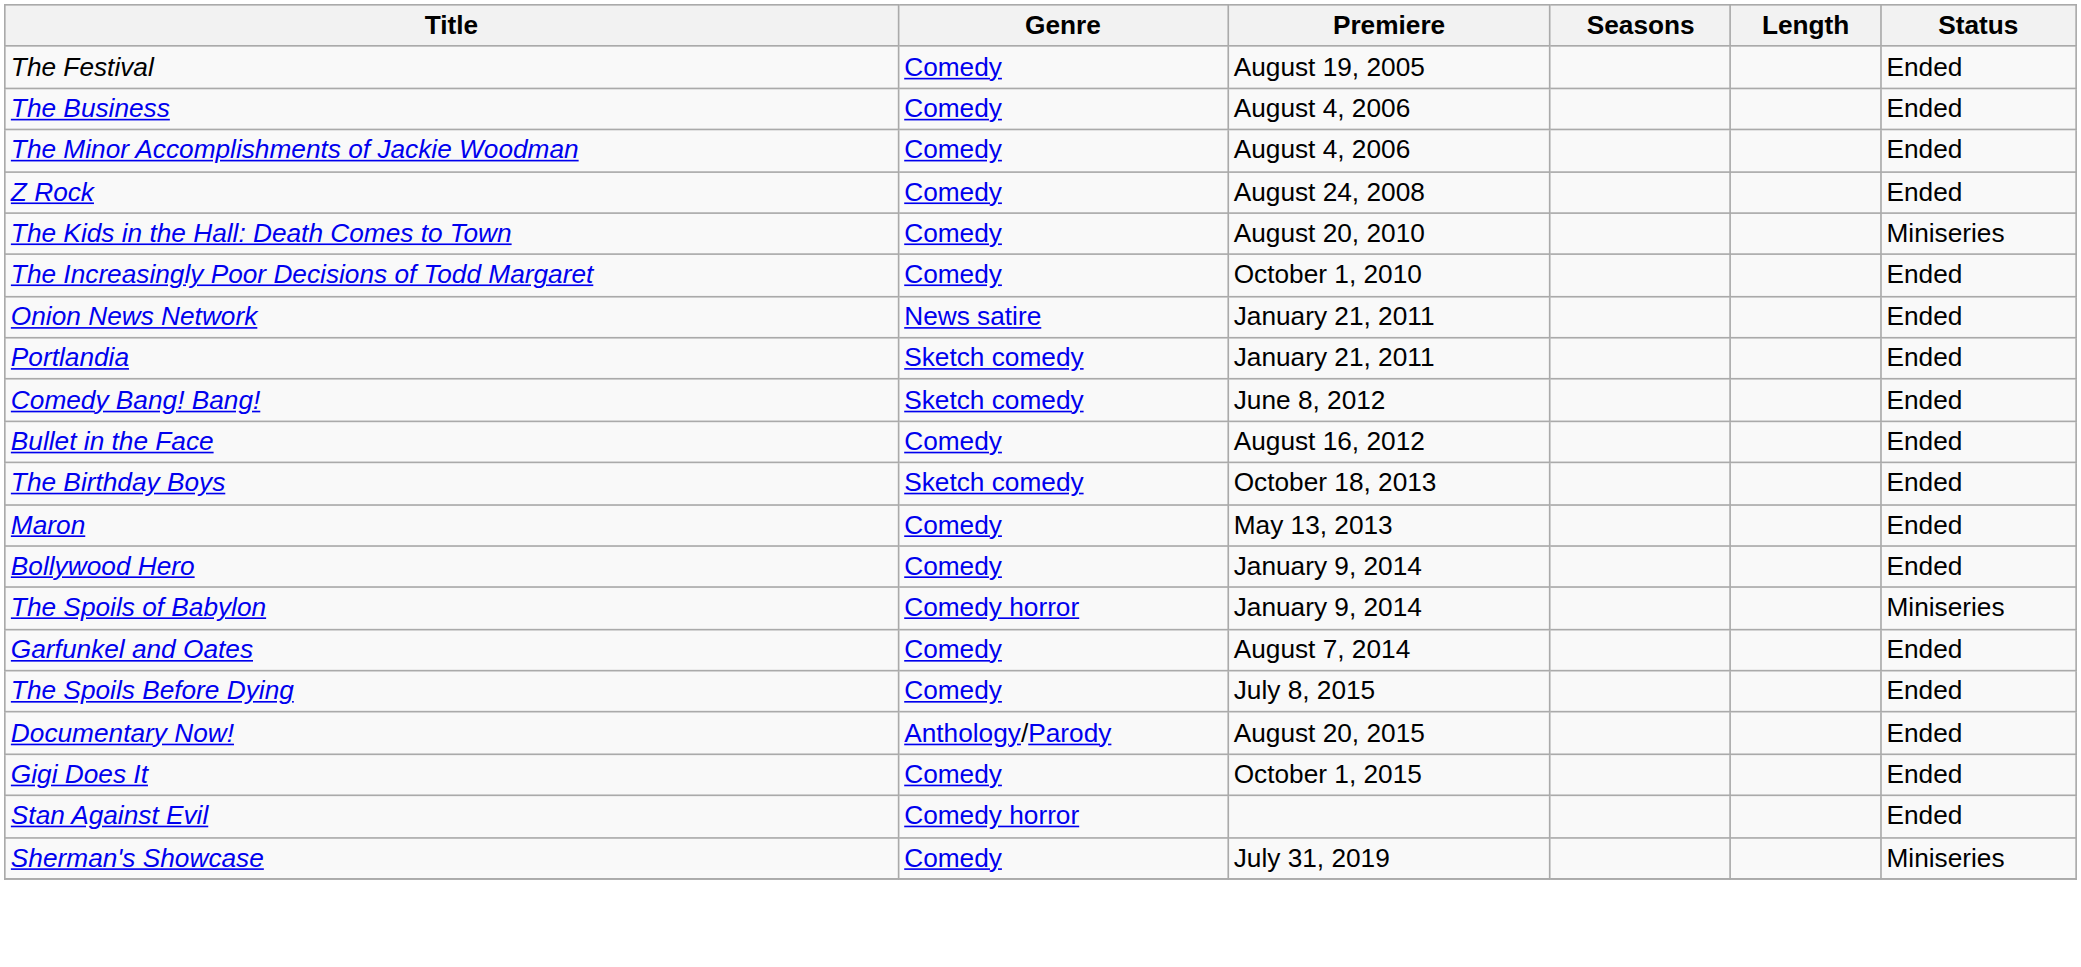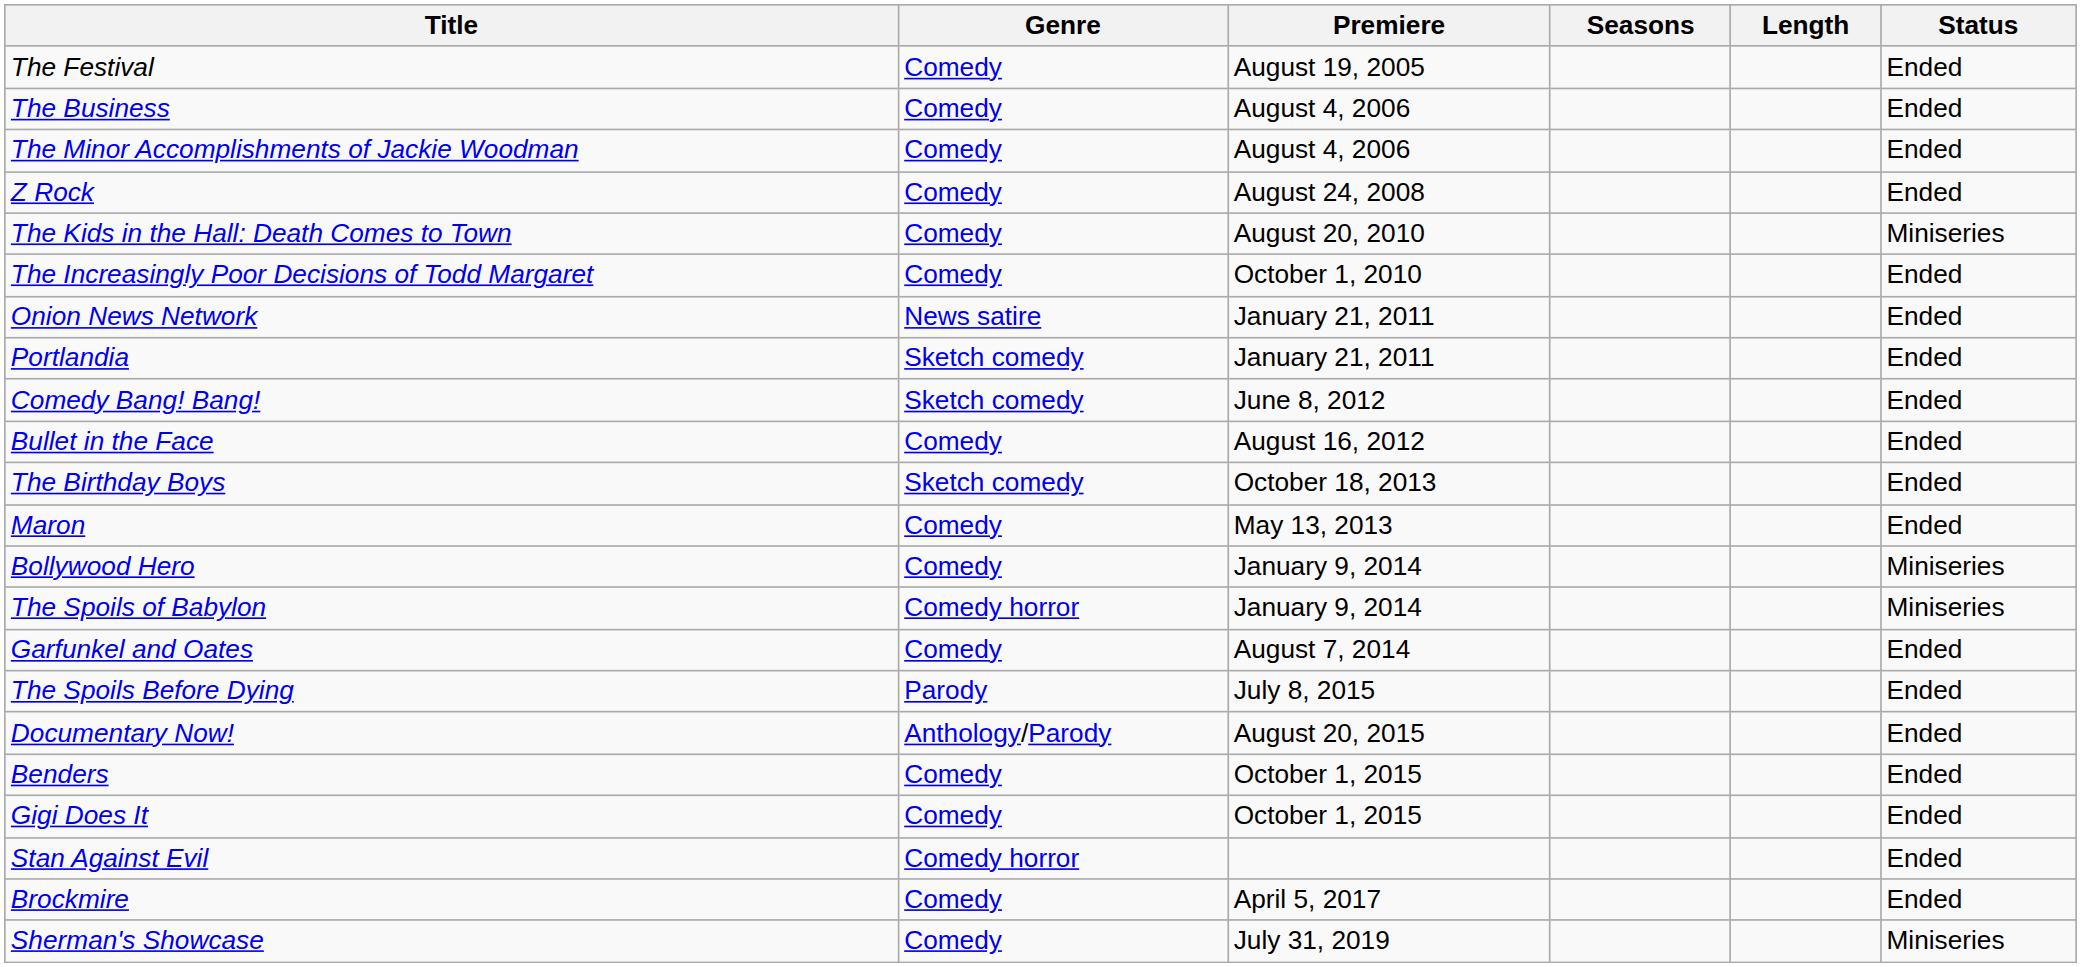(1924, 566) Ended -> (1946, 566) Miniseries
(953, 691) Comedy -> (946, 691) Parody
+ row: (60, 774)
+ row: (70, 899)
